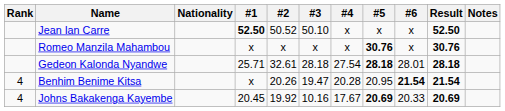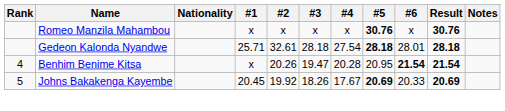- row: (74, 30)
(20, 99) 4 -> (20, 81) 5
(315, 99) 10.16 -> (315, 81) 18.26
